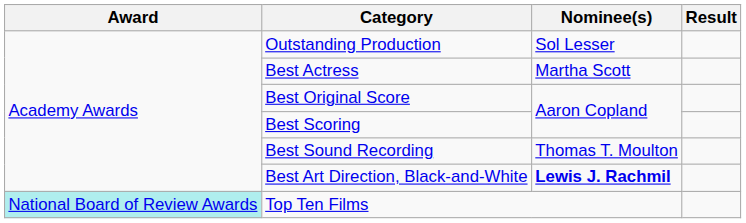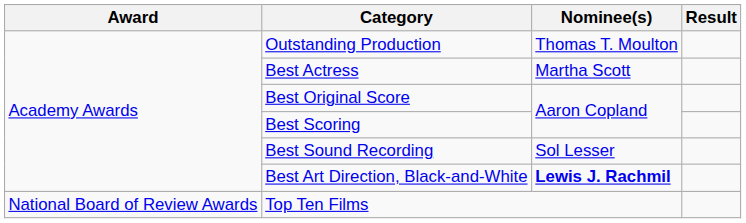(575, 44) Sol Lesser -> (607, 44) Thomas T. Moulton
(607, 151) Thomas T. Moulton -> (575, 151) Sol Lesser
(133, 204) paleturquoise background -> (133, 204) no background
